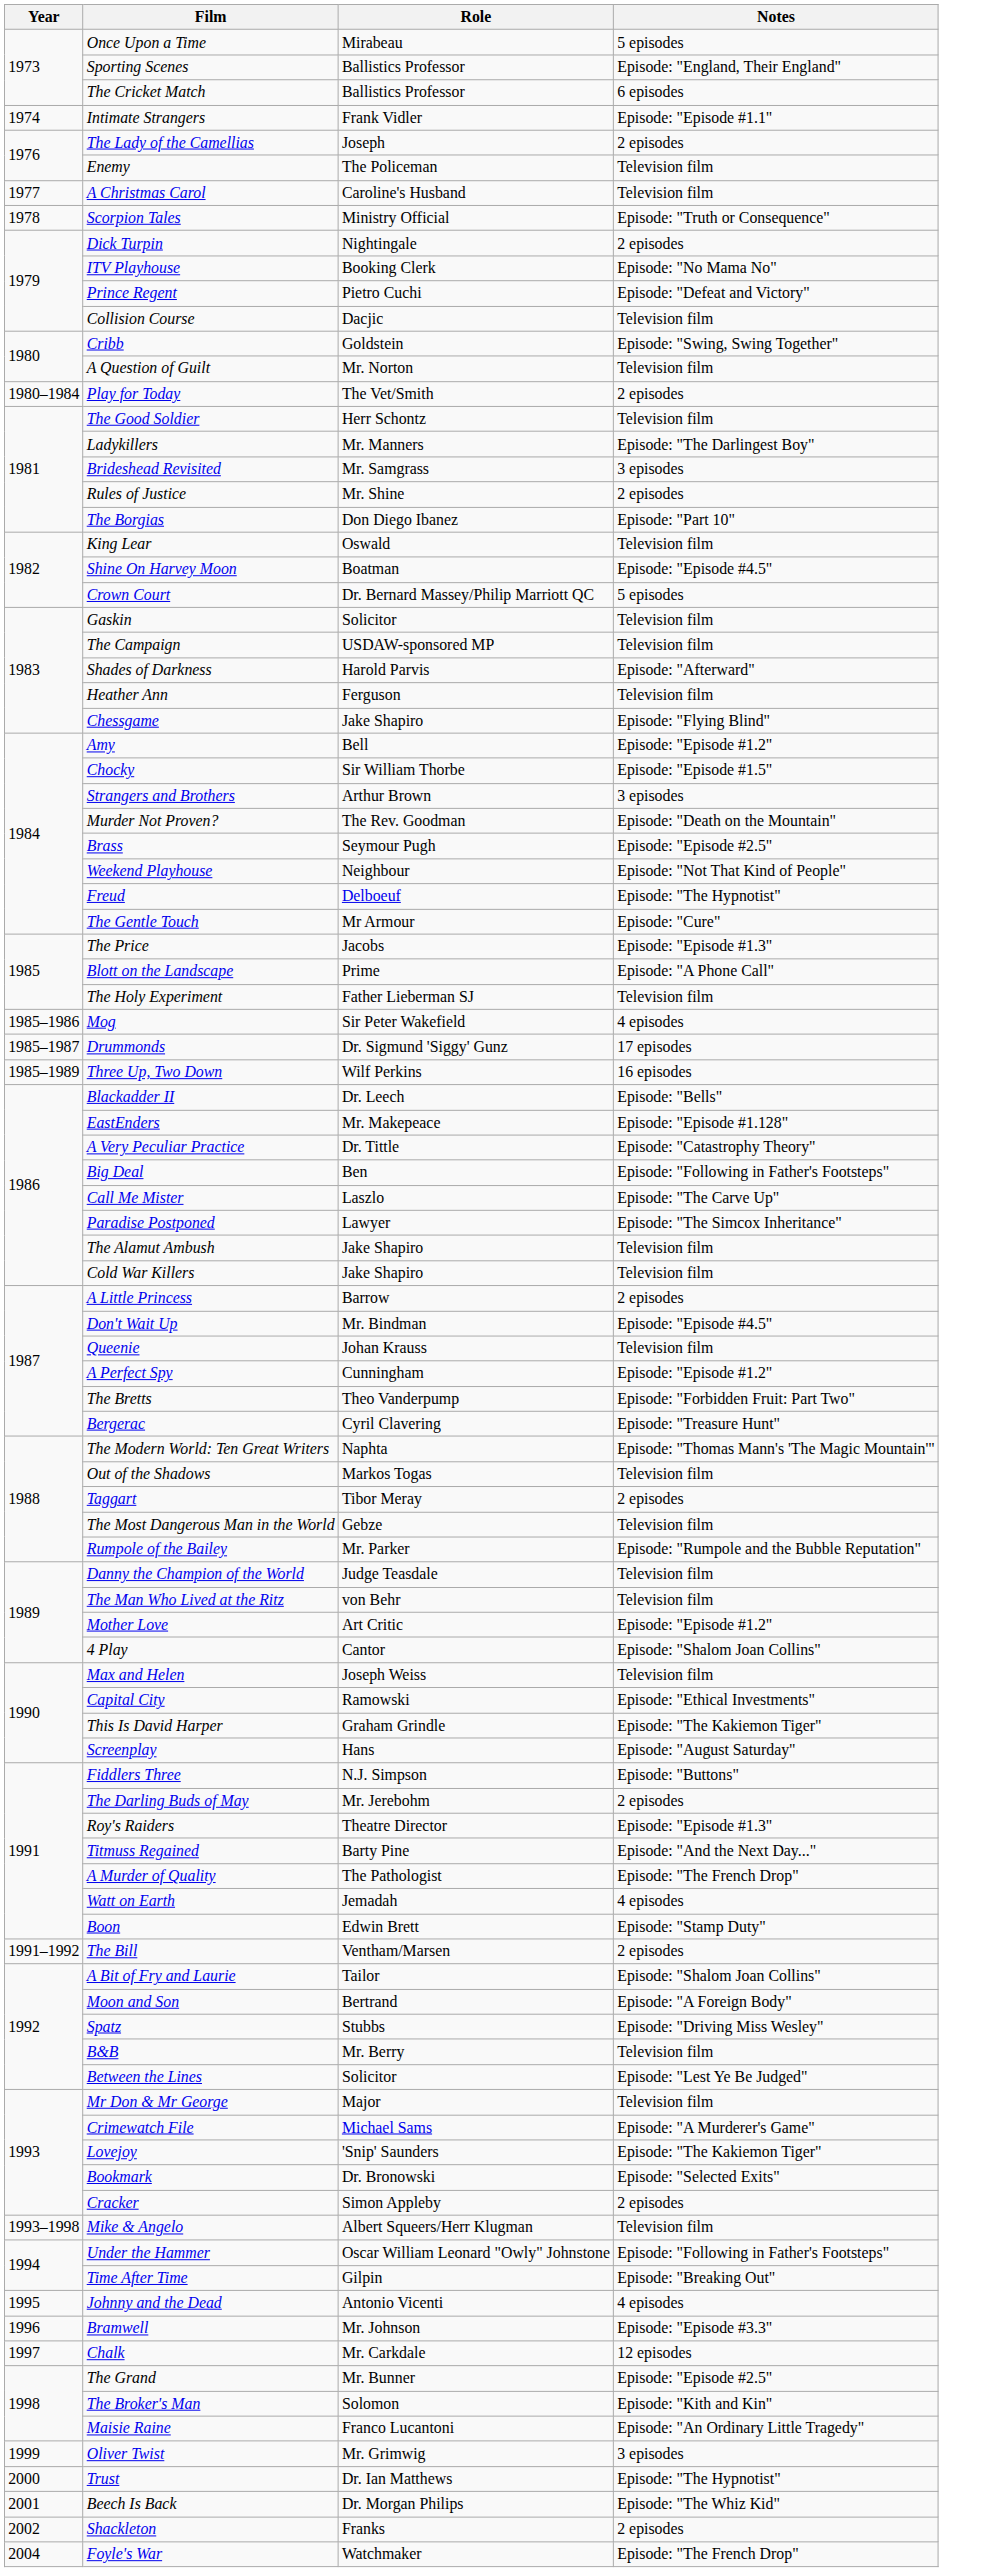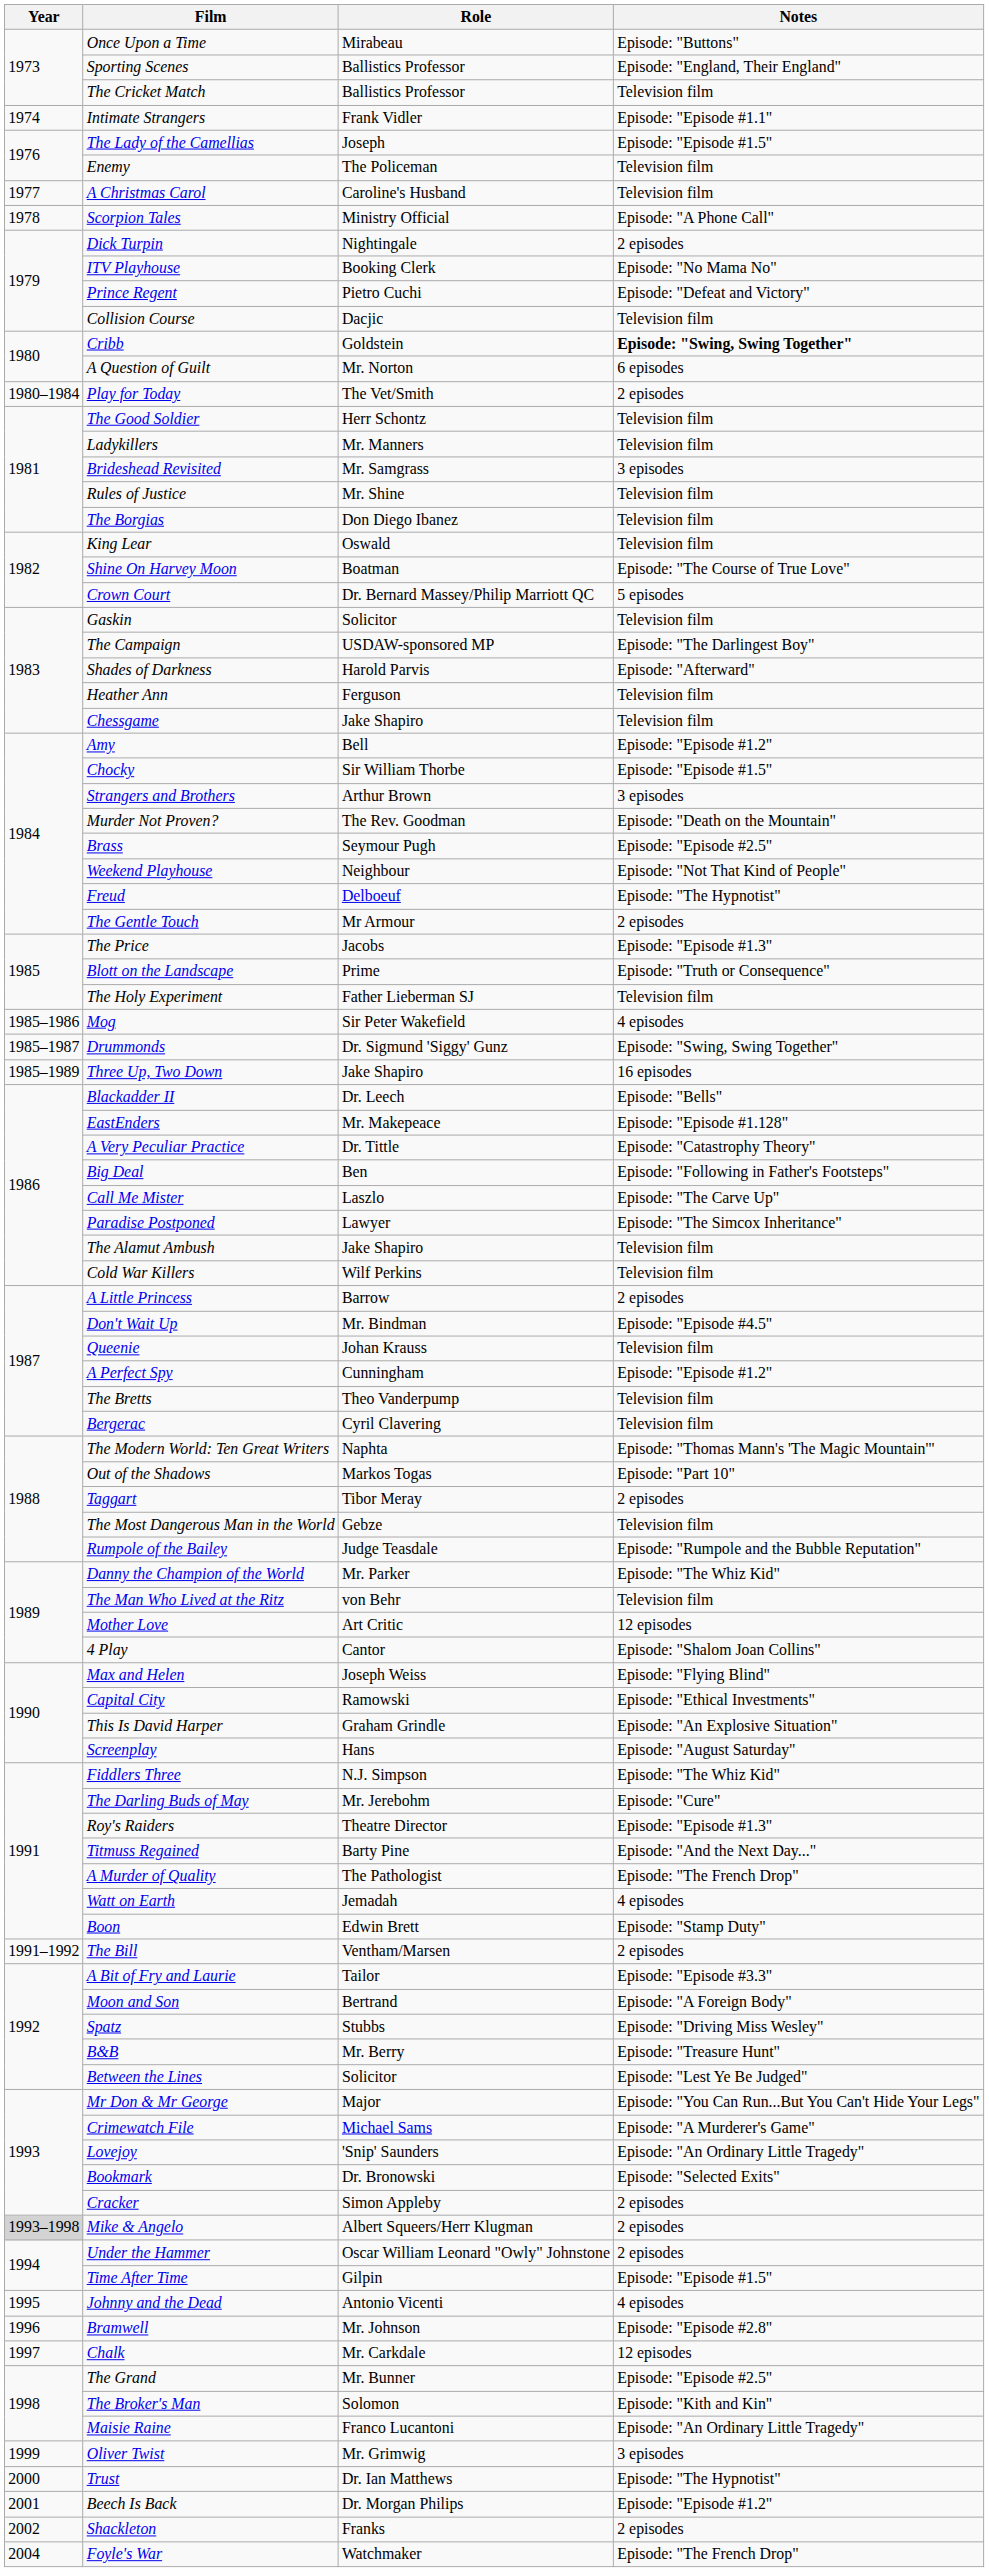(650, 42) 5 episodes -> (678, 42) Episode: "Buttons"
(650, 92) 6 episodes -> (665, 92) Television film
(650, 142) 2 episodes -> (695, 142) Episode: "Episode #1.5"
(723, 218) Episode: "Truth or Consequence" -> (696, 218) Episode: "A Phone Call"
(728, 343) normal -> (735, 343) bold
(665, 368) Television film -> (650, 368) 6 episodes
(716, 444) Episode: "The Darlingest Boy" -> (665, 444) Television film
(650, 494) 2 episodes -> (665, 494) Television film
(676, 519) Episode: "Part 10" -> (665, 519) Television film
(695, 569) Episode: "Episode #4.5" -> (733, 569) Episode: "The Course of True Love"
(665, 645) Television film -> (716, 645) Episode: "The Darlingest Boy"
(694, 720) Episode: "Flying Blind" -> (665, 720) Television film
(669, 921) Episode: "Cure" -> (650, 921) 2 episodes
(696, 971) Episode: "A Phone Call" -> (723, 971) Episode: "Truth or Consequence"
(654, 1047) 17 episodes -> (728, 1047) Episode: "Swing, Swing Together"
(382, 1072) Wilf Perkins -> (383, 1072) Jake Shapiro
(383, 1273) Jake Shapiro -> (382, 1273) Wilf Perkins
(736, 1398) Episode: "Forbidden Fruit: Part Two" -> (665, 1398) Television film
(699, 1423) Episode: "Treasure Hunt" -> (665, 1423) Television film
(665, 1474) Television film -> (676, 1474) Episode: "Part 10"
(376, 1549) Mr. Parker -> (390, 1549) Judge Teasdale
(390, 1574) Judge Teasdale -> (376, 1574) Mr. Parker
(665, 1574) Television film -> (699, 1574) Episode: "The Whiz Kid"
(695, 1624) Episode: "Episode #1.2" -> (654, 1624) 12 episodes
(665, 1675) Television film -> (694, 1675) Episode: "Flying Blind"
(719, 1725) Episode: "The Kakiemon Tiger" -> (727, 1725) Episode: "An Explosive Situation"
(678, 1775) Episode: "Buttons" -> (699, 1775) Episode: "The Whiz Kid"
(650, 1800) 2 episodes -> (669, 1800) Episode: "Cure"
(719, 1976) Episode: "Shalom Joan Collins" -> (695, 1976) Episode: "Episode #3.3"
(665, 2051) Television film -> (699, 2051) Episode: "Treasure Hunt"
(665, 2102) Television film -> (798, 2102) Episode: "You Can Run...But You Can't Hide Your Legs"
(719, 2152) Episode: "The Kakiemon Tiger" -> (741, 2152) Episode: "An Ordinary Little Tragedy"
(44, 2227) no background -> (44, 2227) lightgrey background
(665, 2227) Television film -> (650, 2227) 2 episodes
(753, 2252) Episode: "Following in Father's Footsteps" -> (650, 2252) 2 episodes
(696, 2277) Episode: "Breaking Out" -> (695, 2277) Episode: "Episode #1.5"
(695, 2328) Episode: "Episode #3.3" -> (695, 2328) Episode: "Episode #2.8"
(699, 2504) Episode: "The Whiz Kid" -> (695, 2504) Episode: "Episode #1.2"
